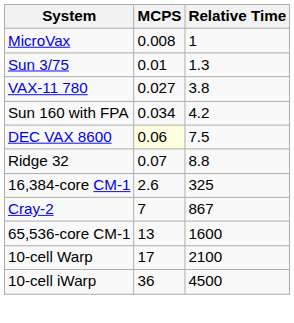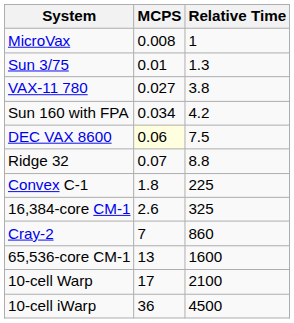+ row: (48, 185)
(201, 209) 867 -> (201, 233) 860
